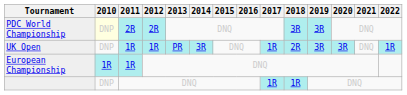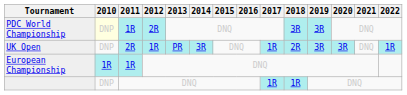(130, 29) 2R -> (130, 29) 1R
(130, 47) 1R -> (130, 47) 2R
